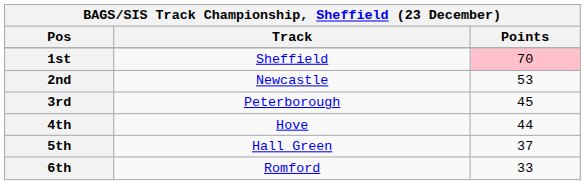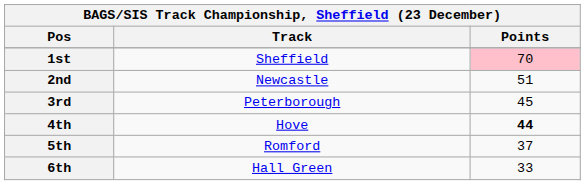(525, 81) 53 -> (525, 81) 51
(525, 125) normal -> (525, 125) bold
(292, 146) Hall Green -> (292, 146) Romford
(292, 168) Romford -> (292, 168) Hall Green
